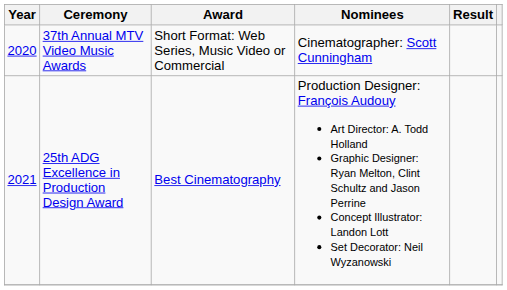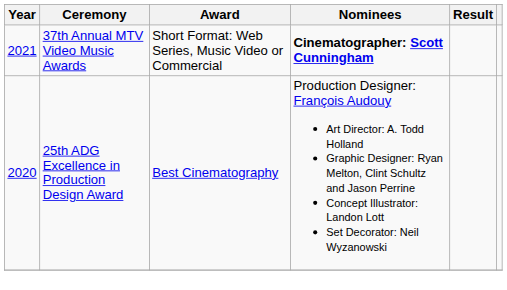(22, 50) 2020 -> (22, 50) 2021
(367, 50) normal -> (368, 50) bold
(22, 180) 2021 -> (22, 172) 2020
